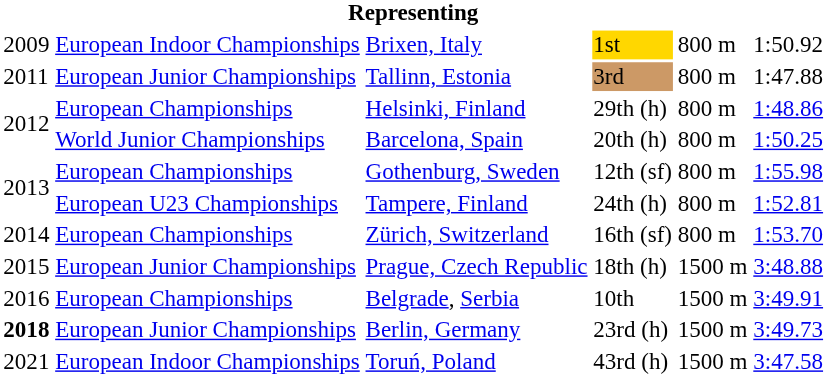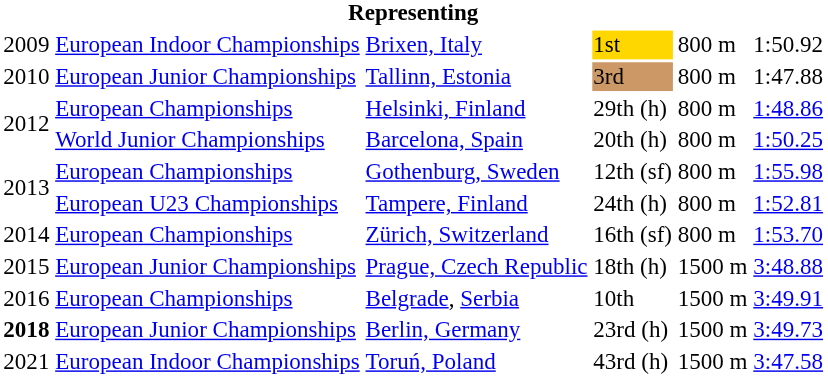(26, 76) 2011 -> (26, 76) 2010
